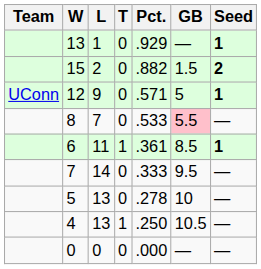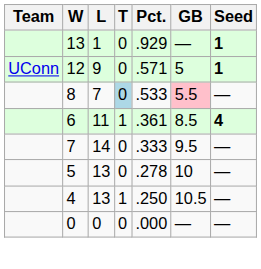- row: (76, 69)
(122, 120) no background -> (122, 95) lightblue background
(219, 146) 1 -> (219, 120) 4
